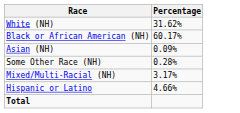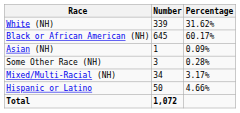+ column: (168, 11)
